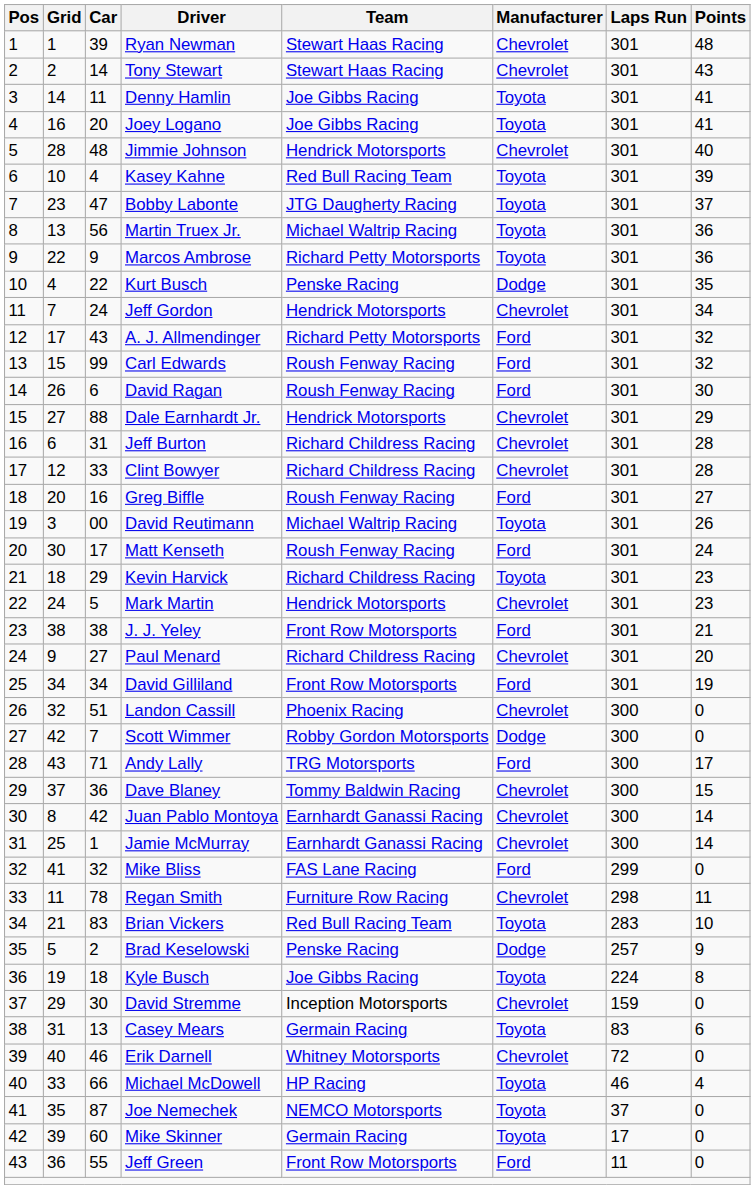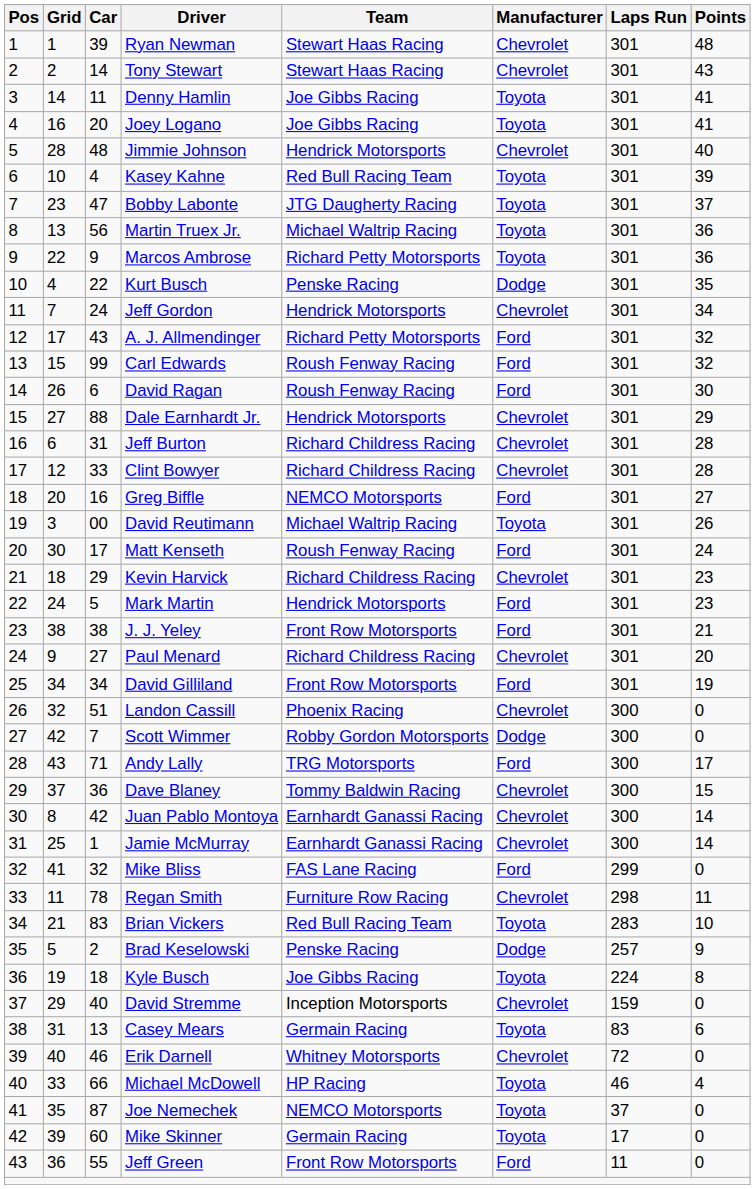(370, 497) Roush Fenway Racing -> (364, 497) NEMCO Motorsports
(521, 577) Toyota -> (532, 577) Chevrolet
(532, 603) Chevrolet -> (514, 603) Ford
(99, 1003) 30 -> (99, 1003) 40
